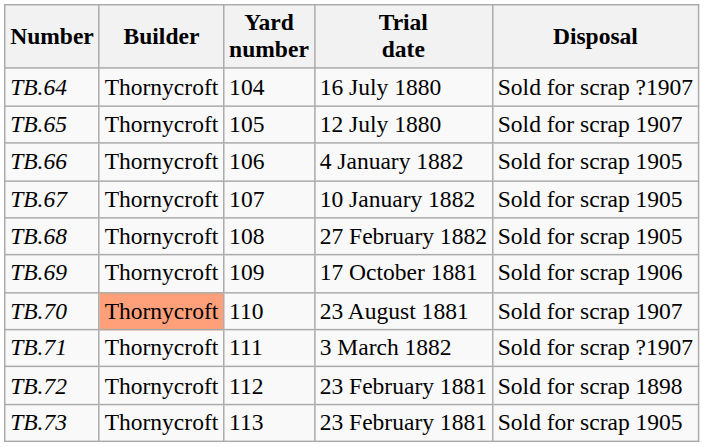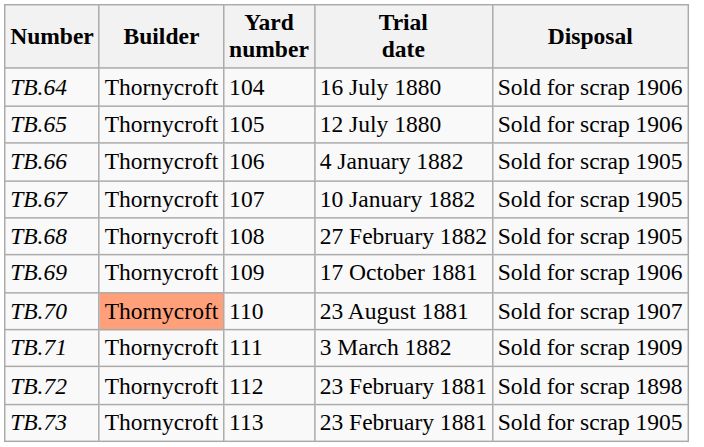(595, 86) Sold for scrap ?1907 -> (590, 86) Sold for scrap 1906
(590, 124) Sold for scrap 1907 -> (590, 124) Sold for scrap 1906
(595, 348) Sold for scrap ?1907 -> (590, 348) Sold for scrap 1909
